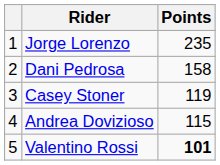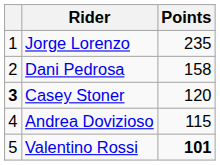(13, 96) normal -> (13, 96) bold
(198, 96) 119 -> (198, 96) 120
